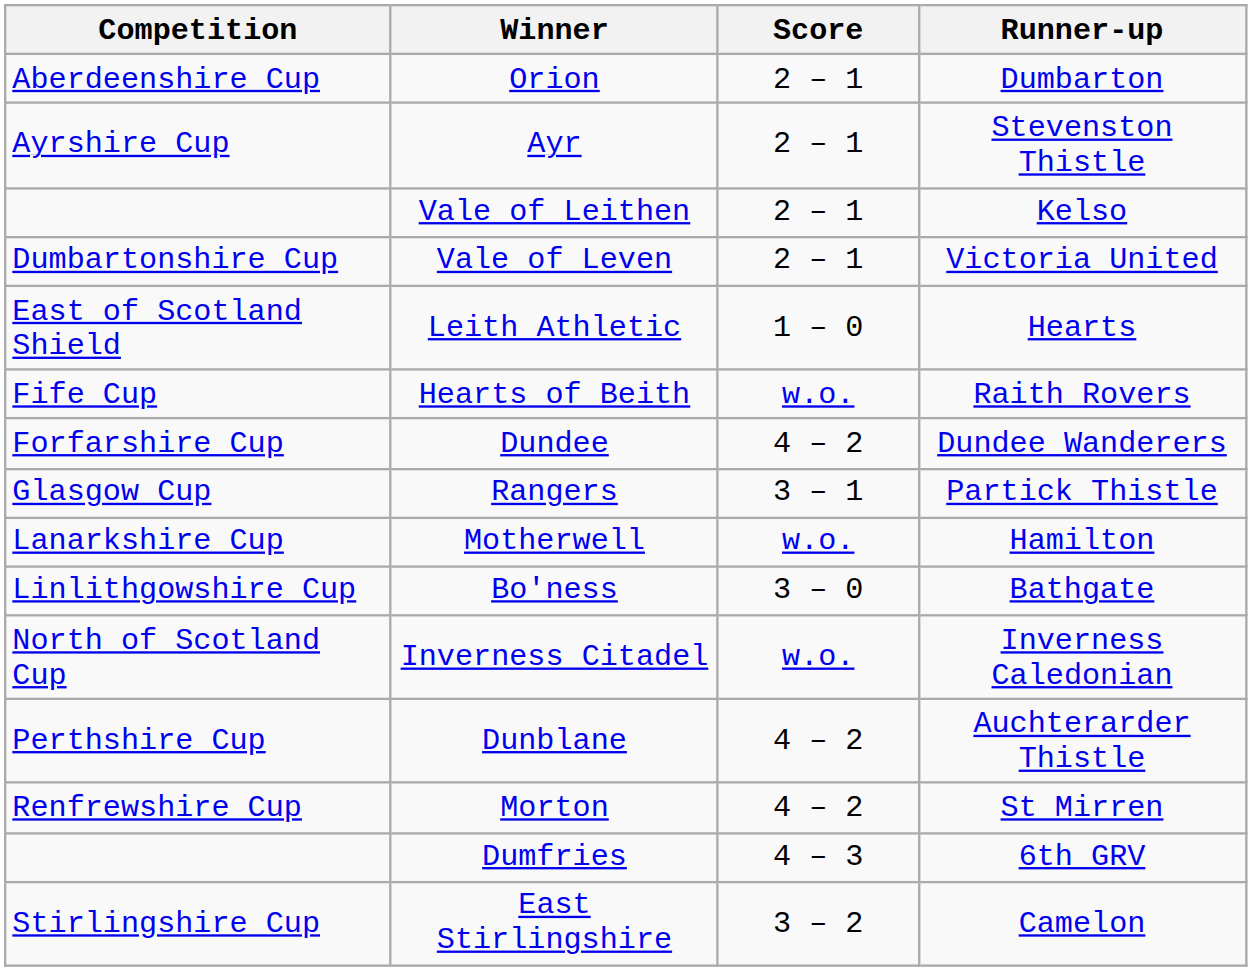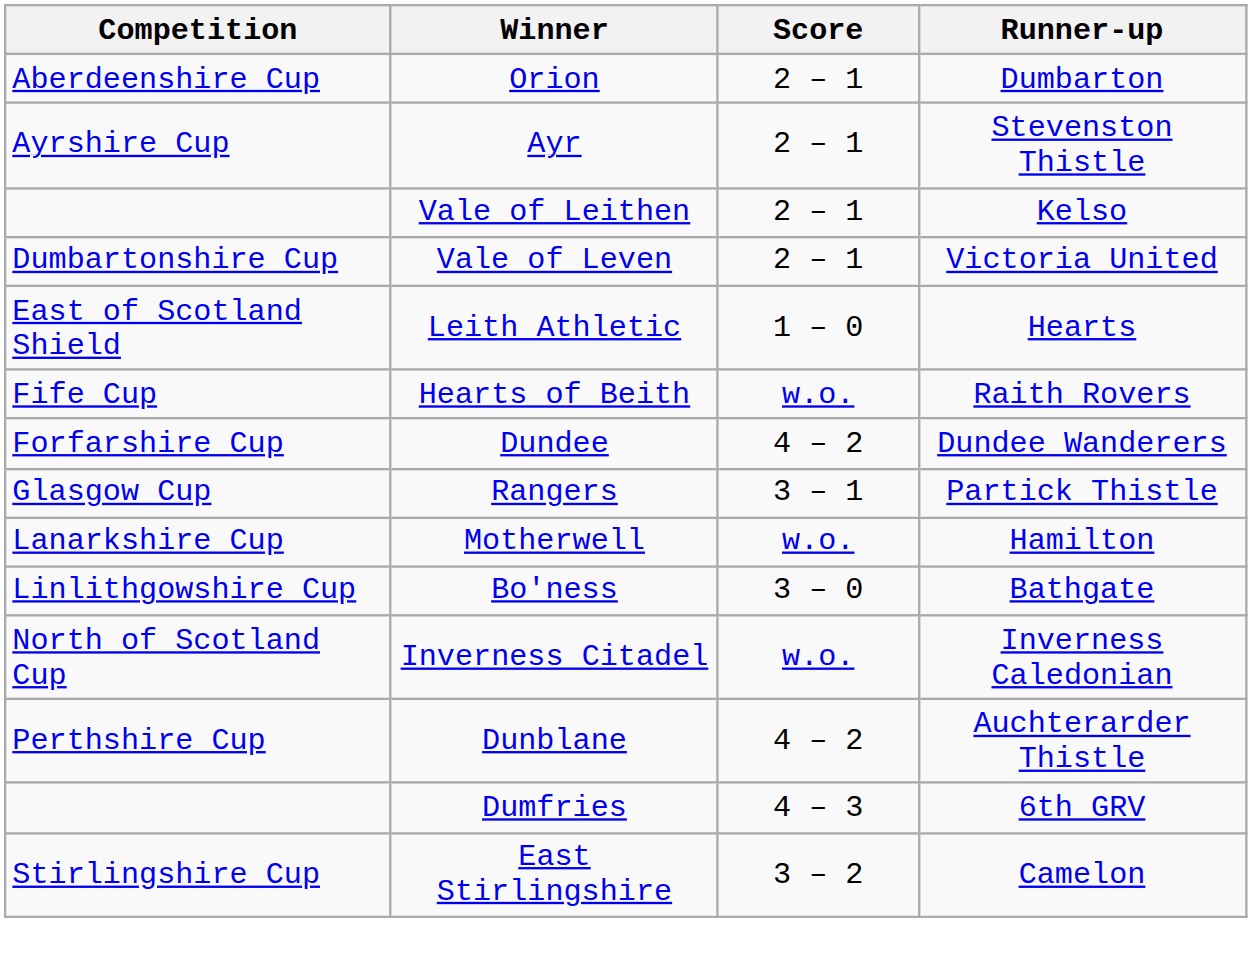- row: (554, 808)
